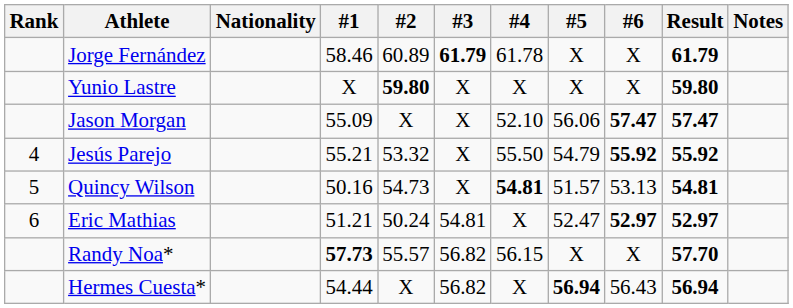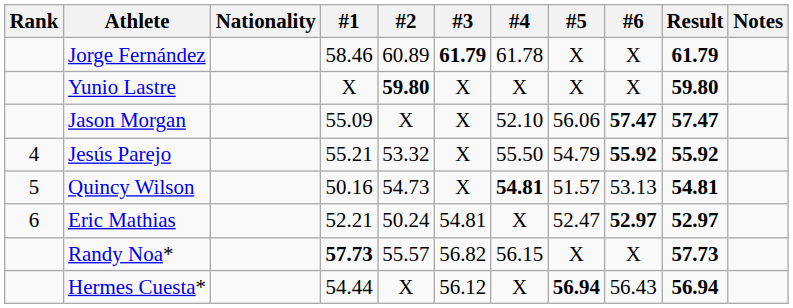(349, 220) 51.21 -> (349, 220) 52.21
(695, 253) 57.70 -> (695, 253) 57.73
(463, 287) 56.82 -> (463, 287) 56.12
